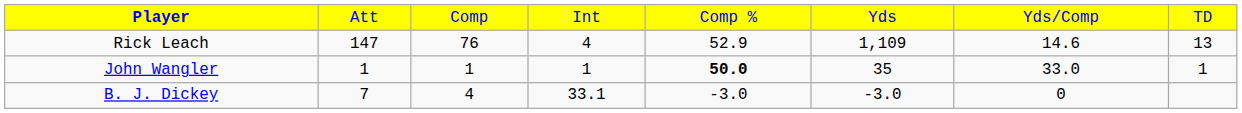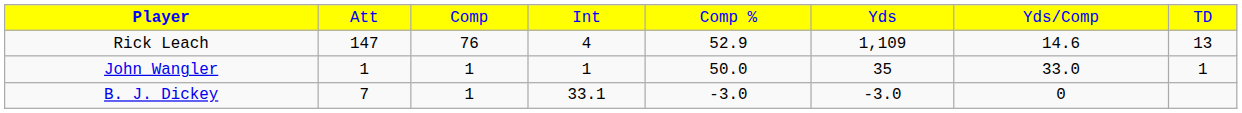(728, 69) bold -> (728, 69) normal
(469, 95) 4 -> (469, 95) 1
